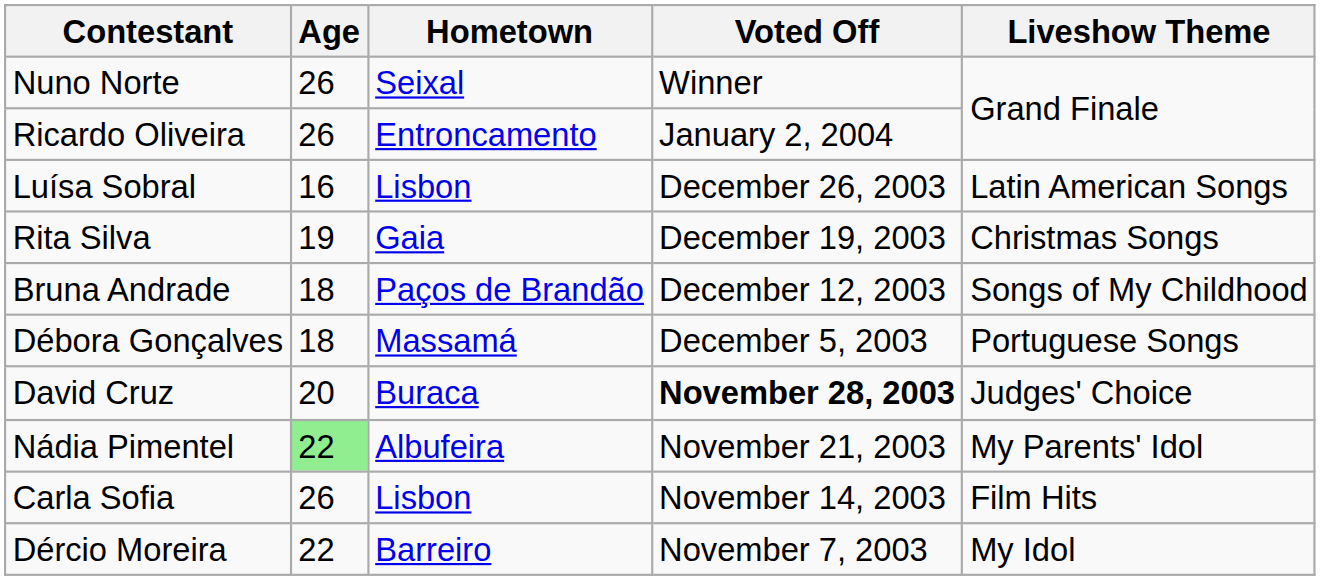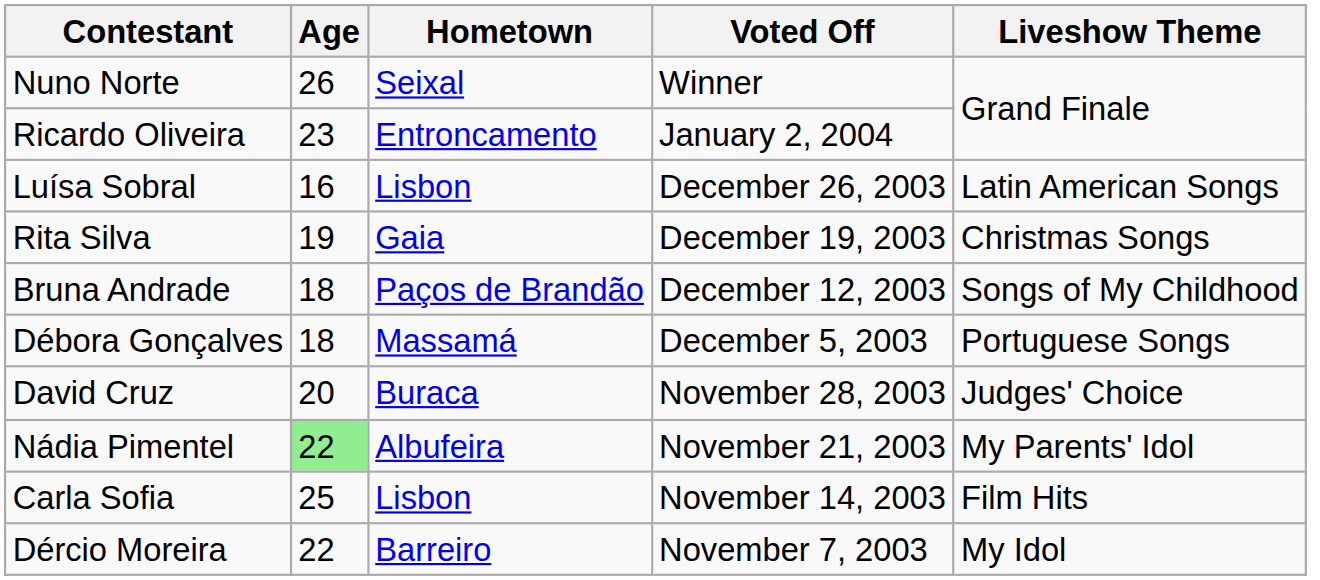(316, 135) 26 -> (316, 135) 23
(807, 393) bold -> (802, 393) normal
(316, 497) 26 -> (316, 497) 25
